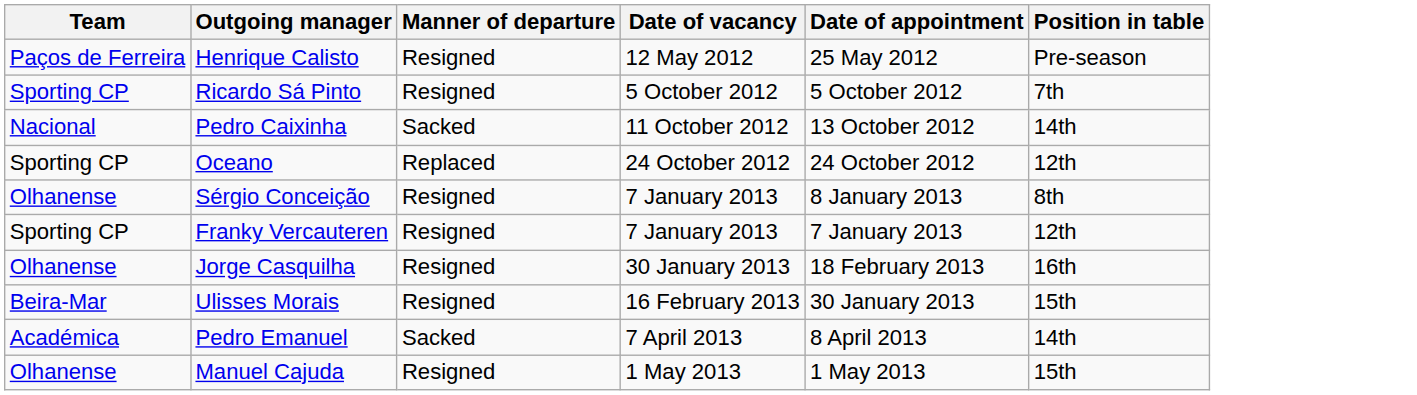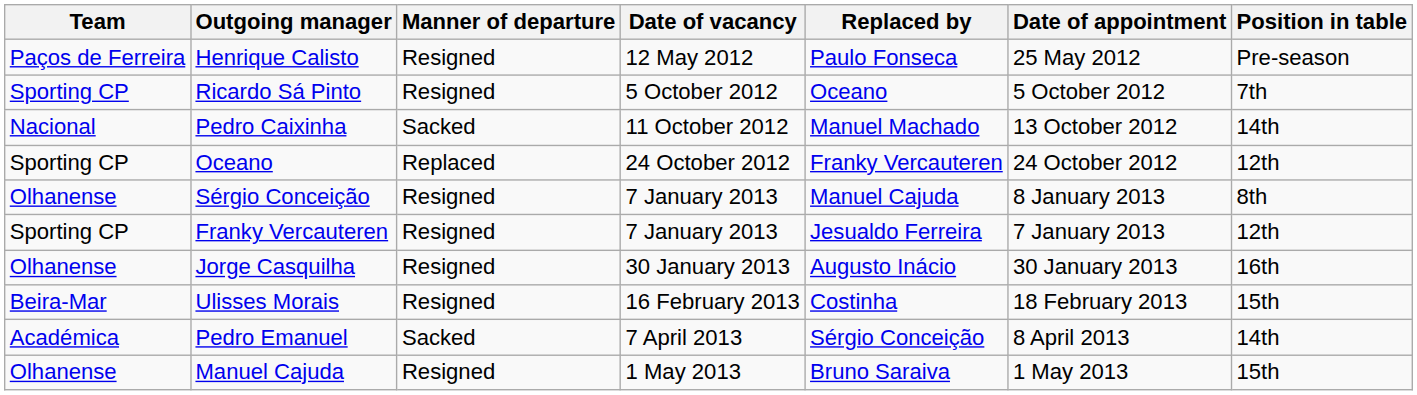+ column: (906, 22)
(897, 267) 18 February 2013 -> (1095, 267) 30 January 2013
(892, 302) 30 January 2013 -> (1100, 302) 18 February 2013
